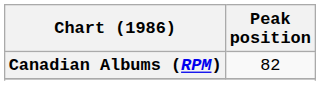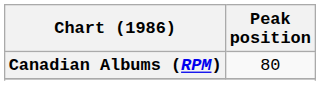(270, 65) 82 -> (270, 65) 80
